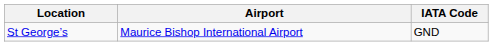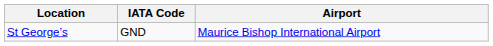columns swapped: (264, 13) <-> (450, 13)
